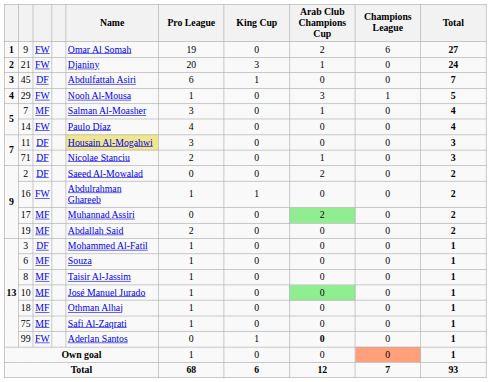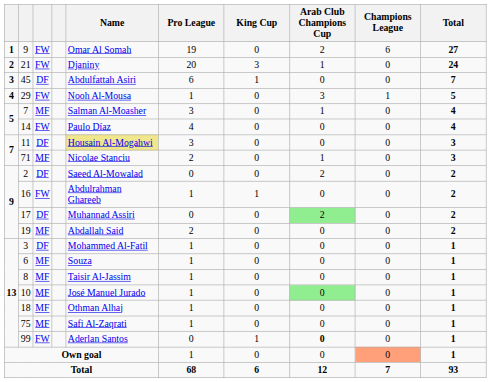(42, 158) DF -> (42, 158) MF
(42, 215) MF -> (42, 215) DF
